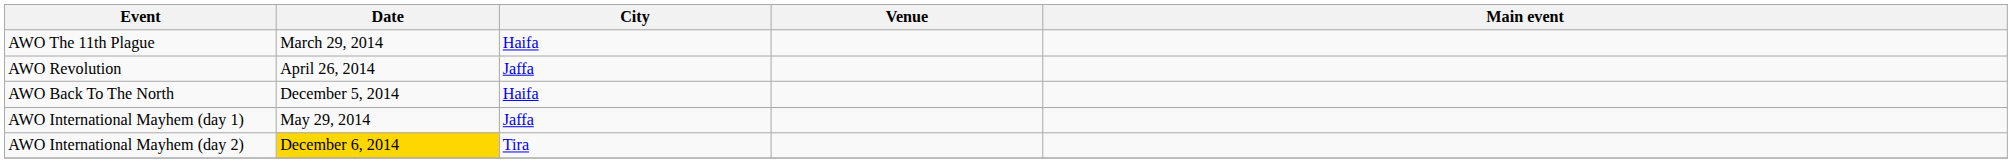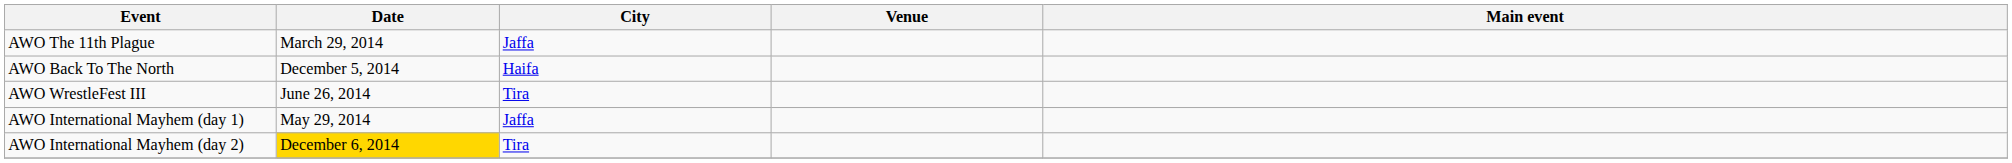(521, 42) Haifa -> (518, 42) Jaffa
- row: (65, 68)
+ row: (77, 94)
